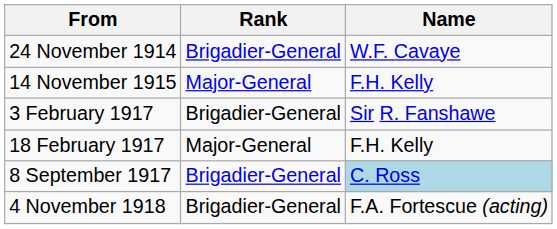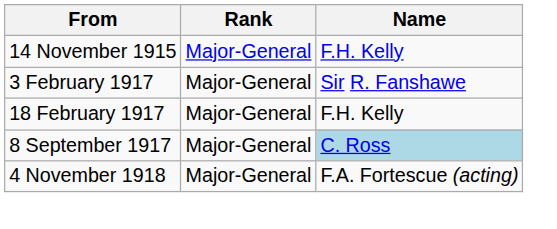- row: (93, 51)
(263, 113) Brigadier-General -> (249, 82) Major-General
(263, 176) Brigadier-General -> (249, 144) Major-General
(263, 207) Brigadier-General -> (249, 176) Major-General
